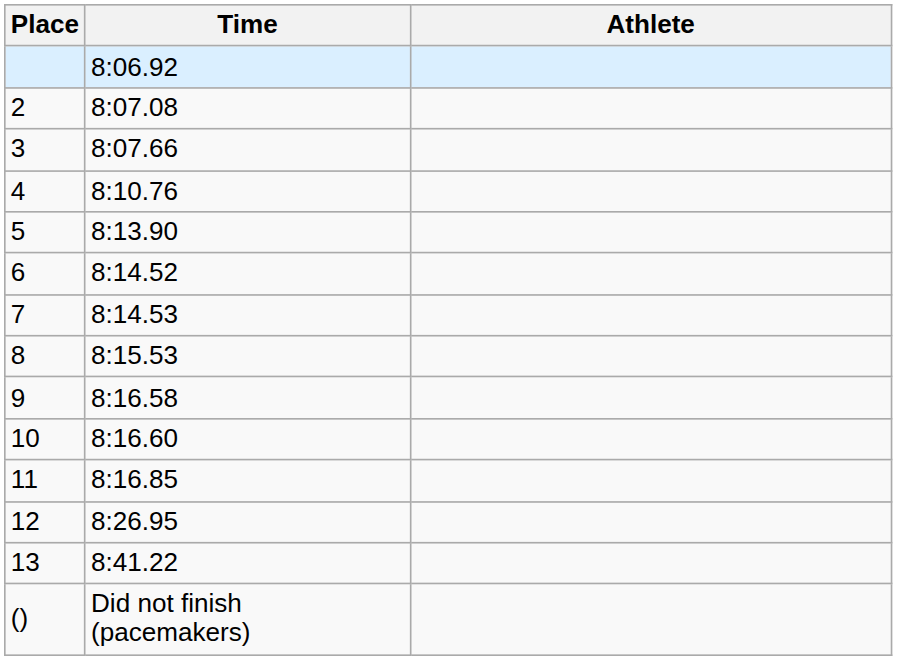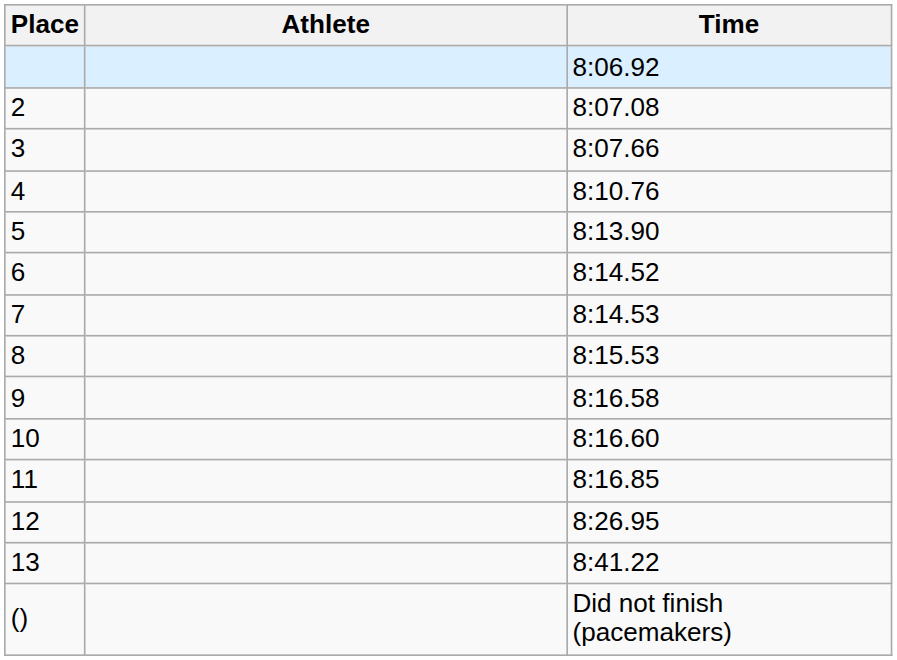columns swapped: (651, 25) <-> (247, 25)
